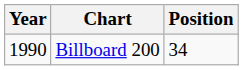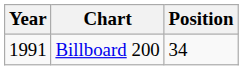(28, 49) 1990 -> (28, 49) 1991
